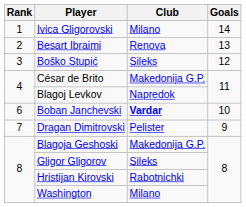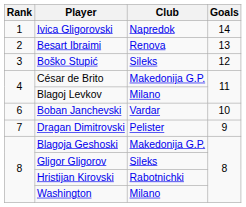(145, 29) Milano -> (152, 29) Napredok
(152, 95) Napredok -> (145, 95) Milano
(146, 111) bold -> (145, 111) normal
